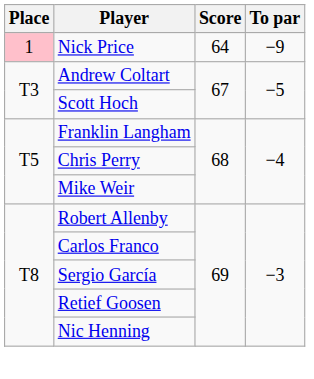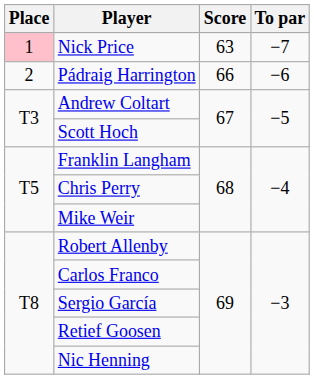(220, 47) 64 -> (225, 47) 63
(275, 47) −9 -> (280, 47) −7
+ row: (127, 75)
